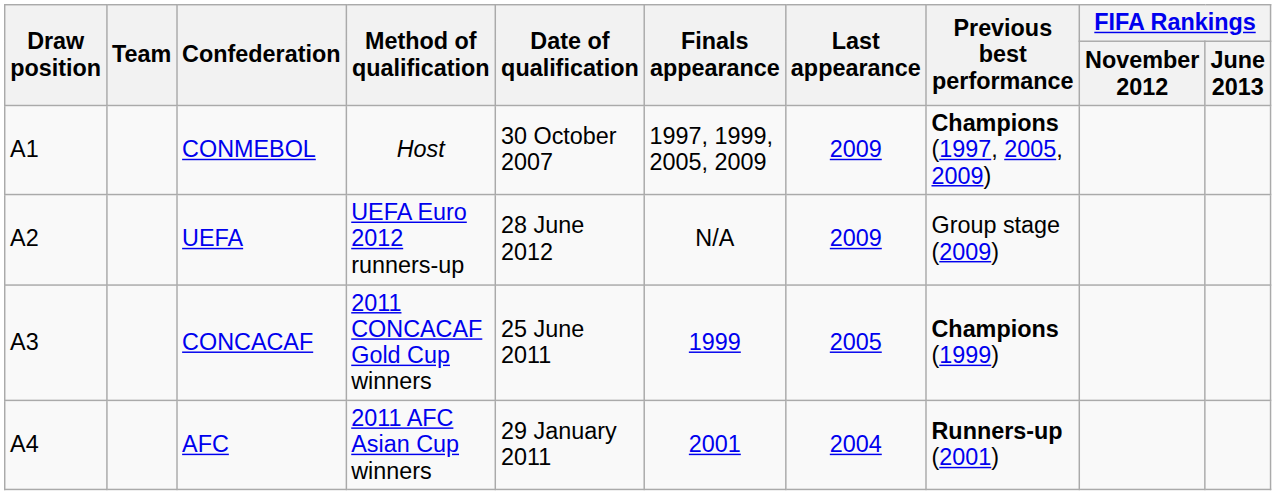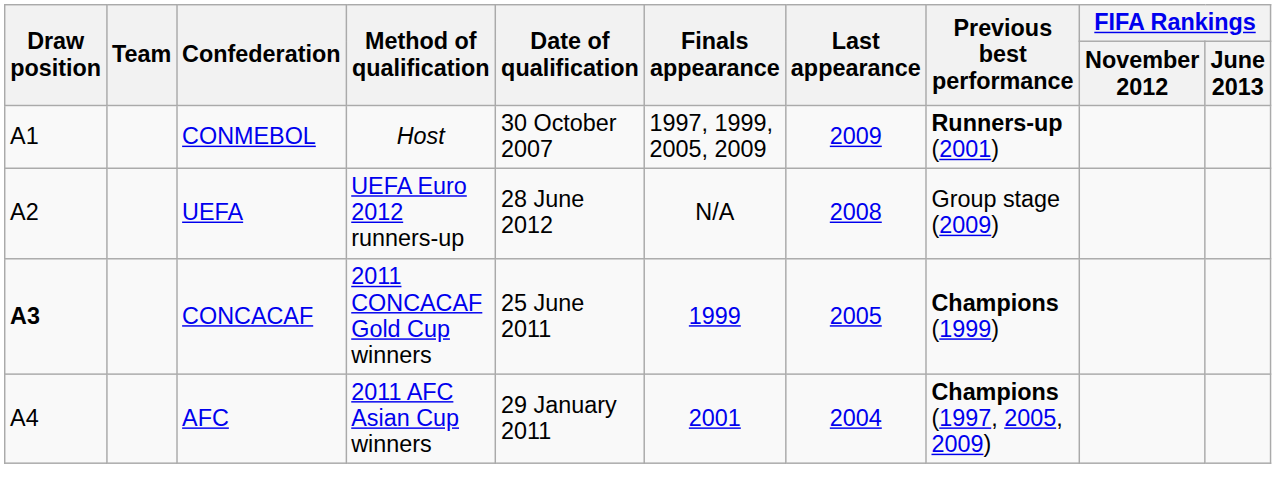(997, 149) Champions (1997, 2005, 2009) -> (997, 136) Runners-up (2001)
(856, 239) 2009 -> (856, 213) 2008
(24, 342) normal -> (25, 315) bold
(997, 444) Runners-up (2001) -> (997, 418) Champions (1997, 2005, 2009)
